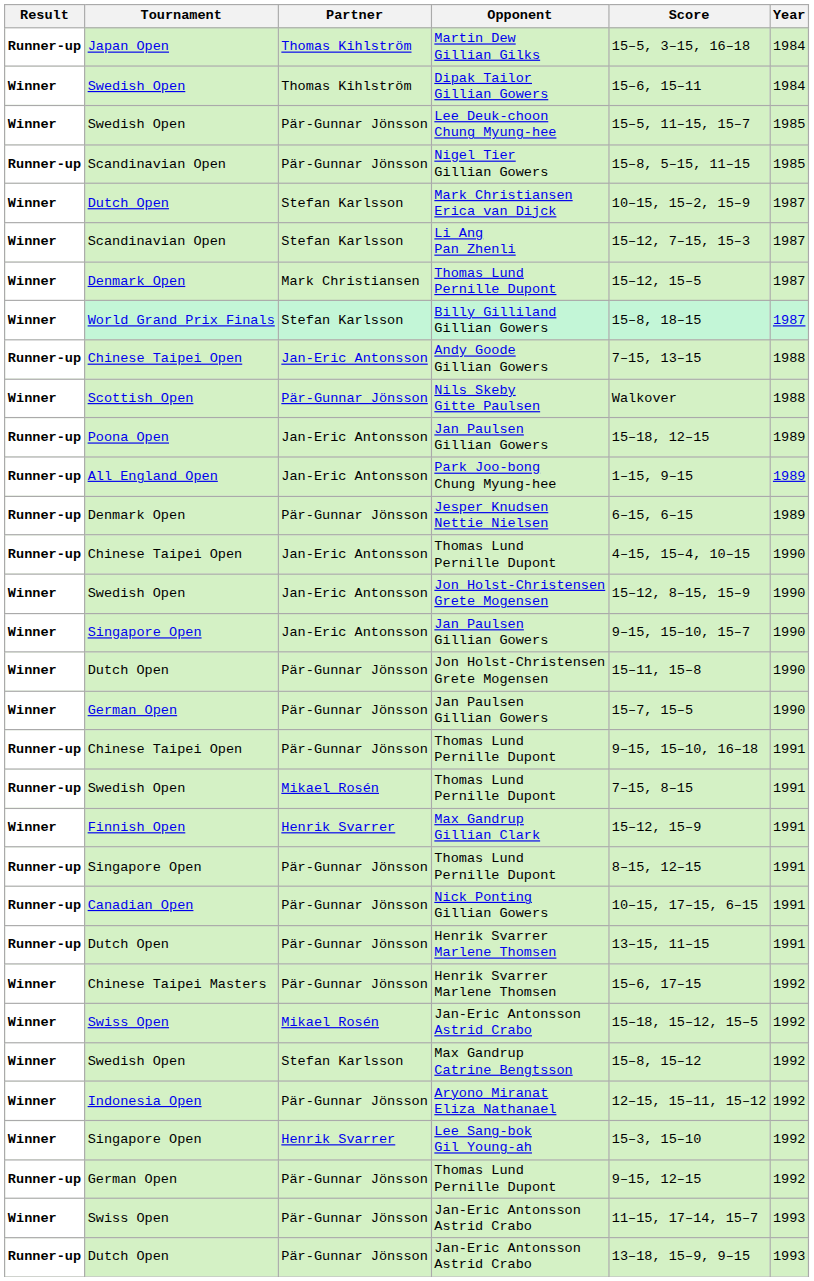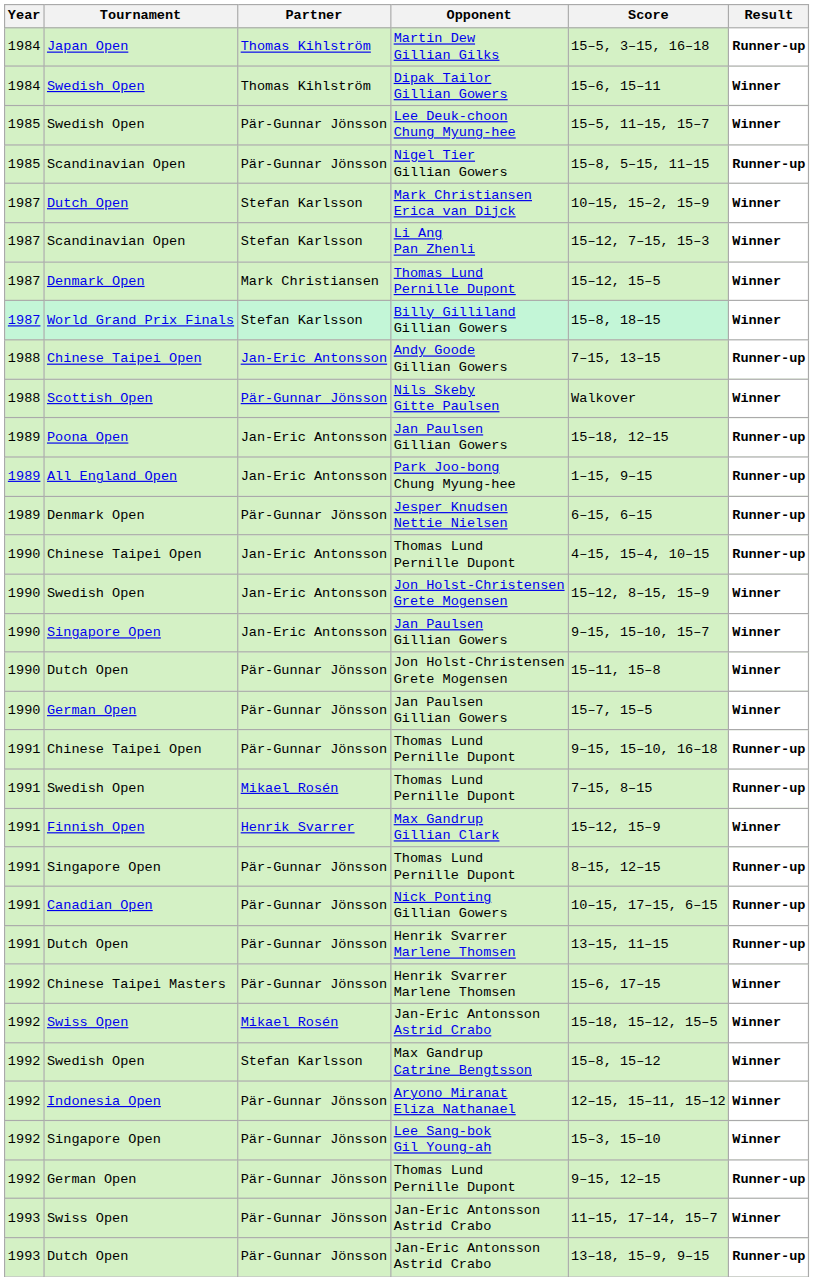columns swapped: (789, 16) <-> (44, 16)
(338, 1140) Henrik Svarrer -> (314, 1140) Pär-Gunnar Jönsson
